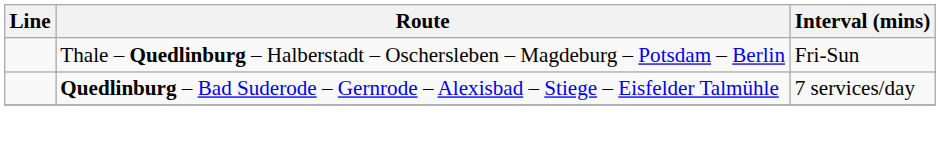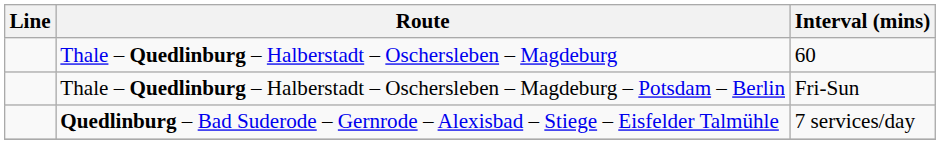+ row: (339, 54)
